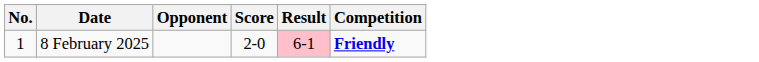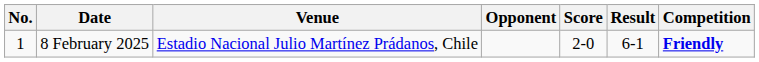+ column: (317, 17)
(304, 43) pink background -> (633, 43) no background
